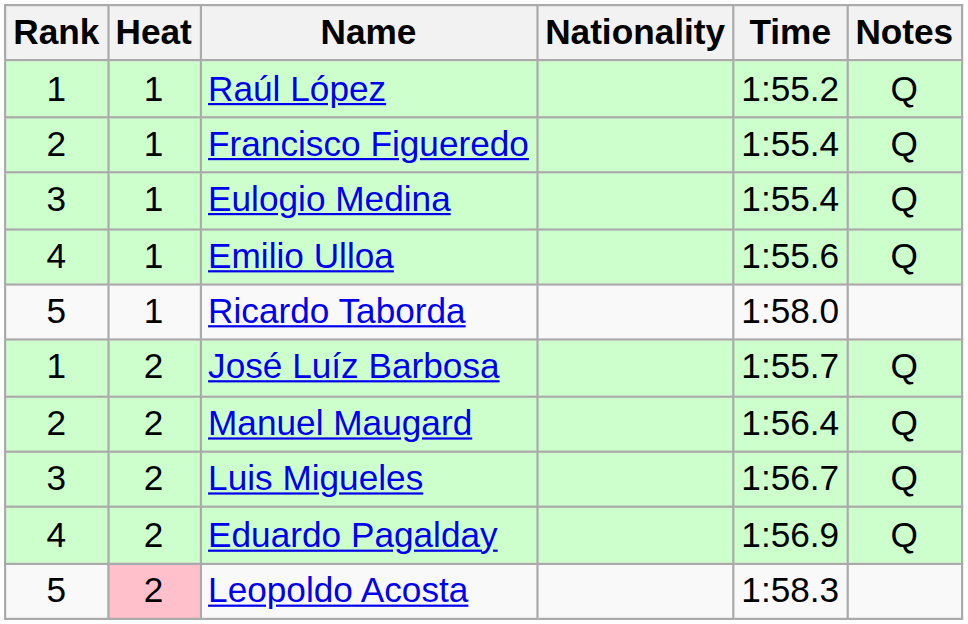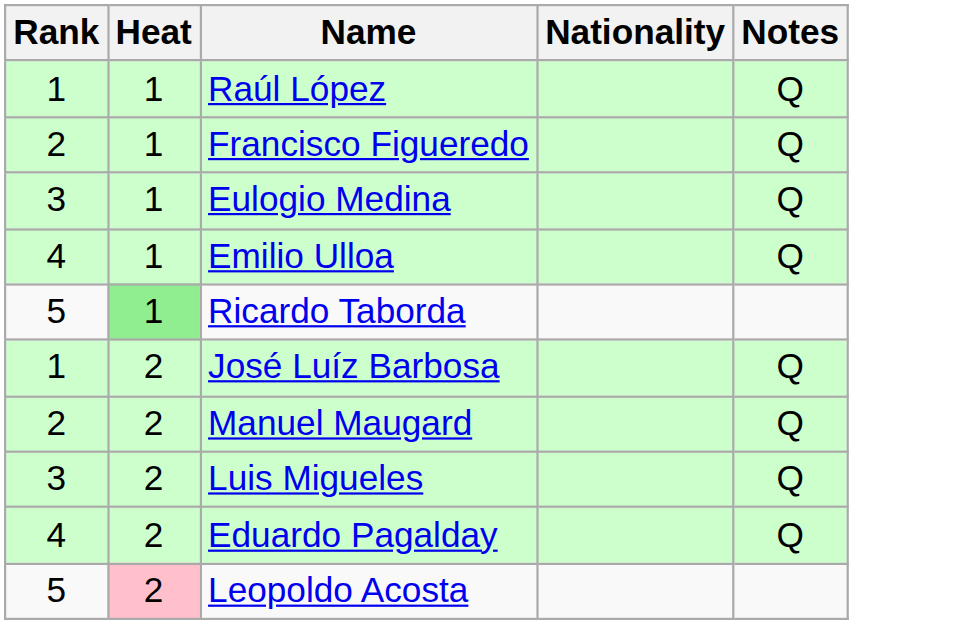- column: (790, 32)
(154, 311) no background -> (154, 311) lightgreen background
